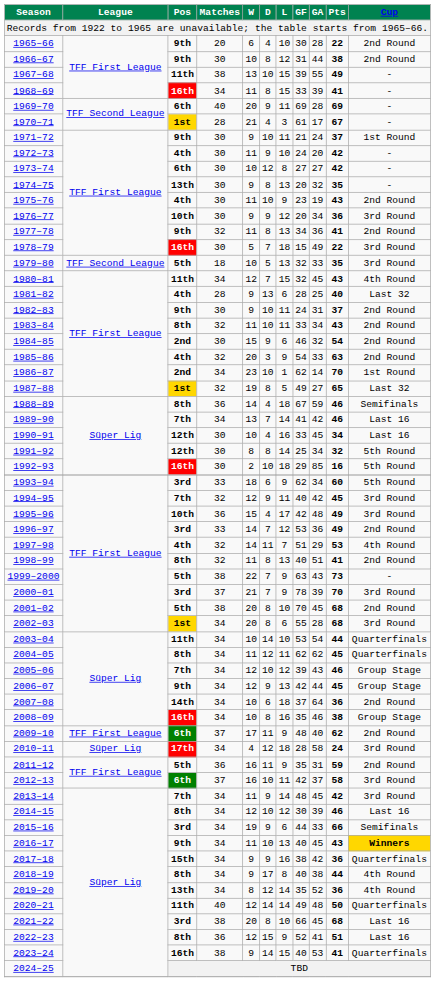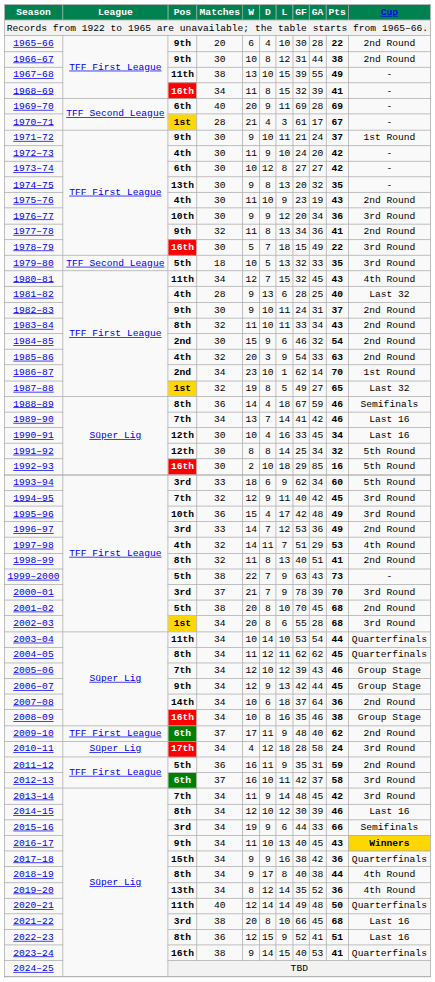(301, 91) 33 -> (301, 91) 32
